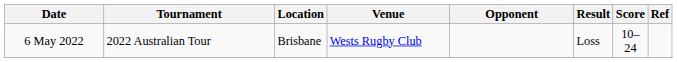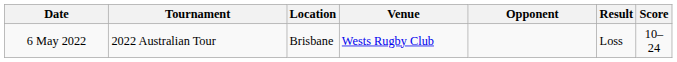- column: (660, 14)
